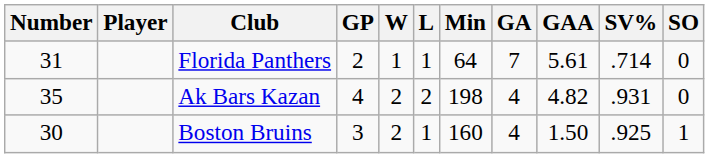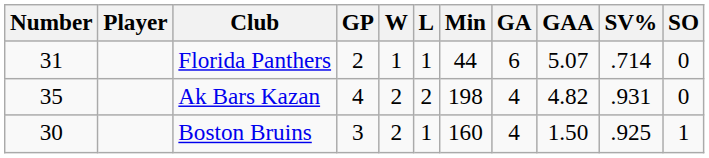(465, 59) 64 -> (465, 59) 44
(514, 59) 7 -> (514, 59) 6
(568, 59) 5.61 -> (568, 59) 5.07
